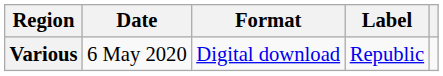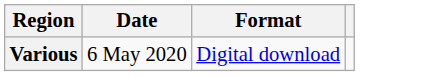- column: (387, 20)
